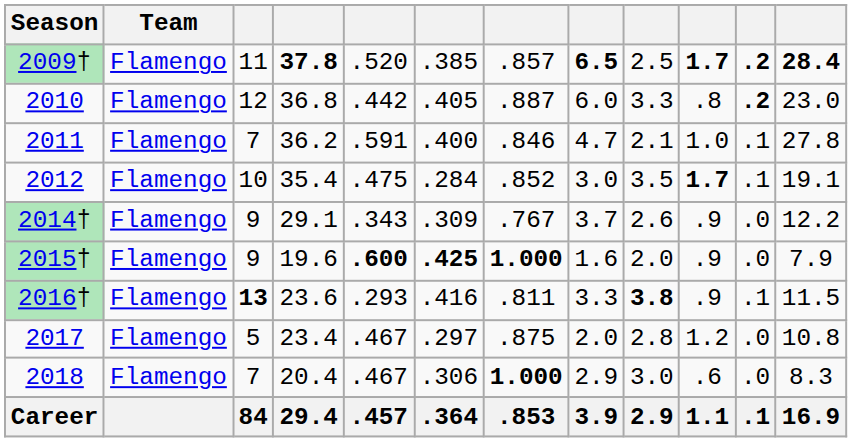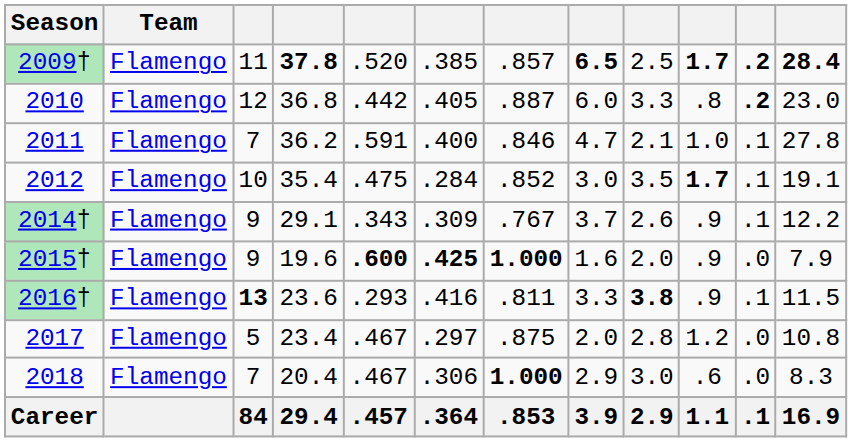(756, 221) .0 -> (756, 221) .1
